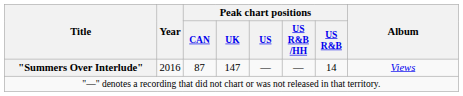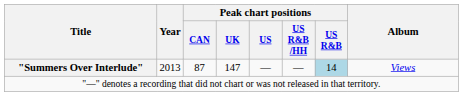(170, 67) 2016 -> (170, 67) 2013
(331, 67) no background -> (331, 67) lightblue background
